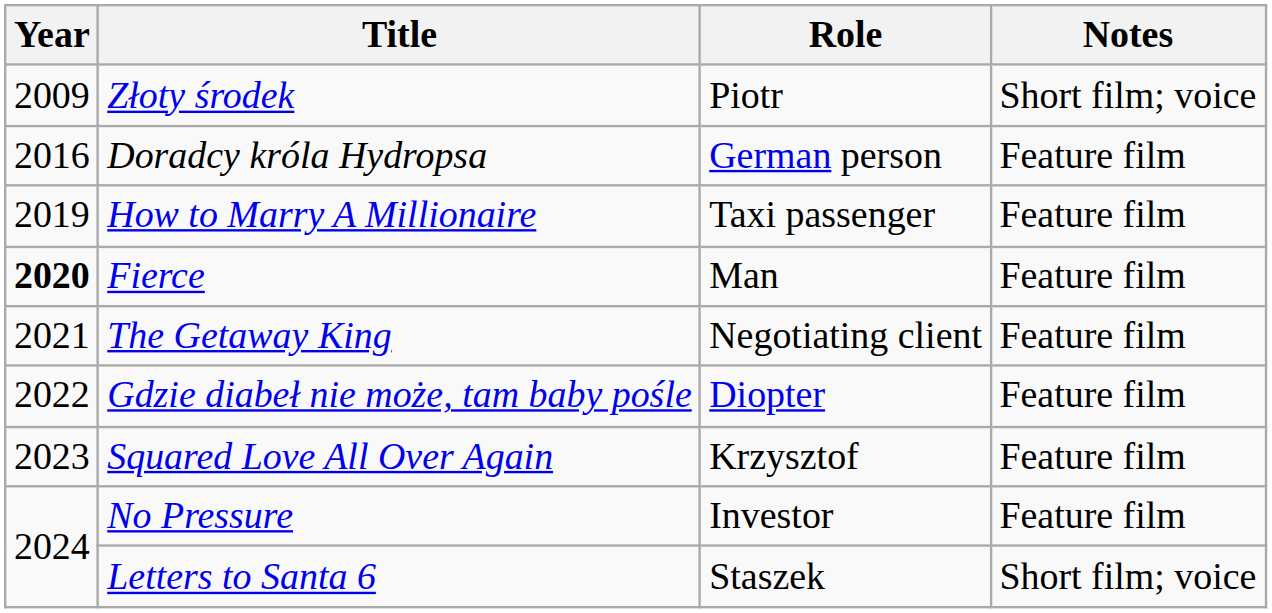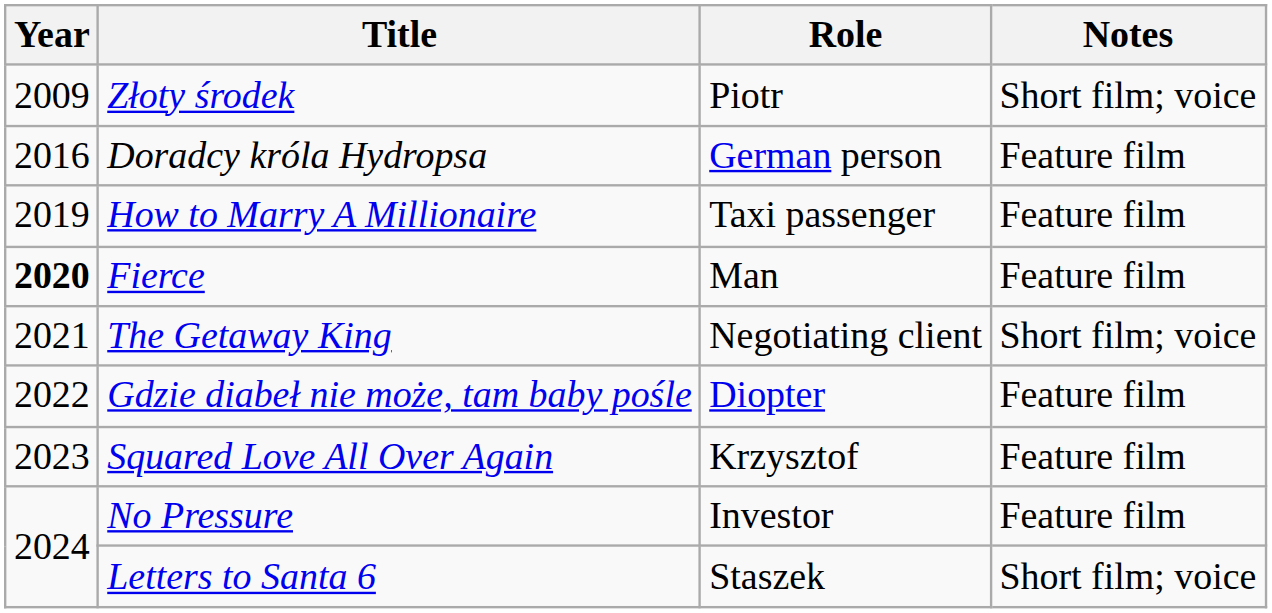(1093, 335) Feature film -> (1128, 335) Short film; voice
